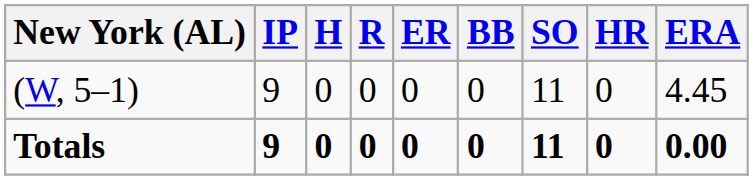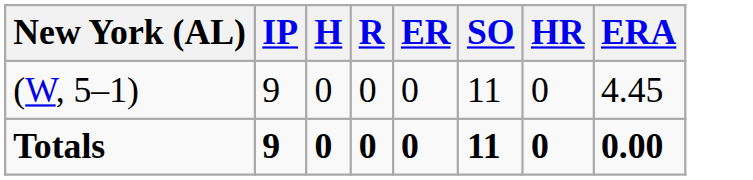- column: (491, 32)
